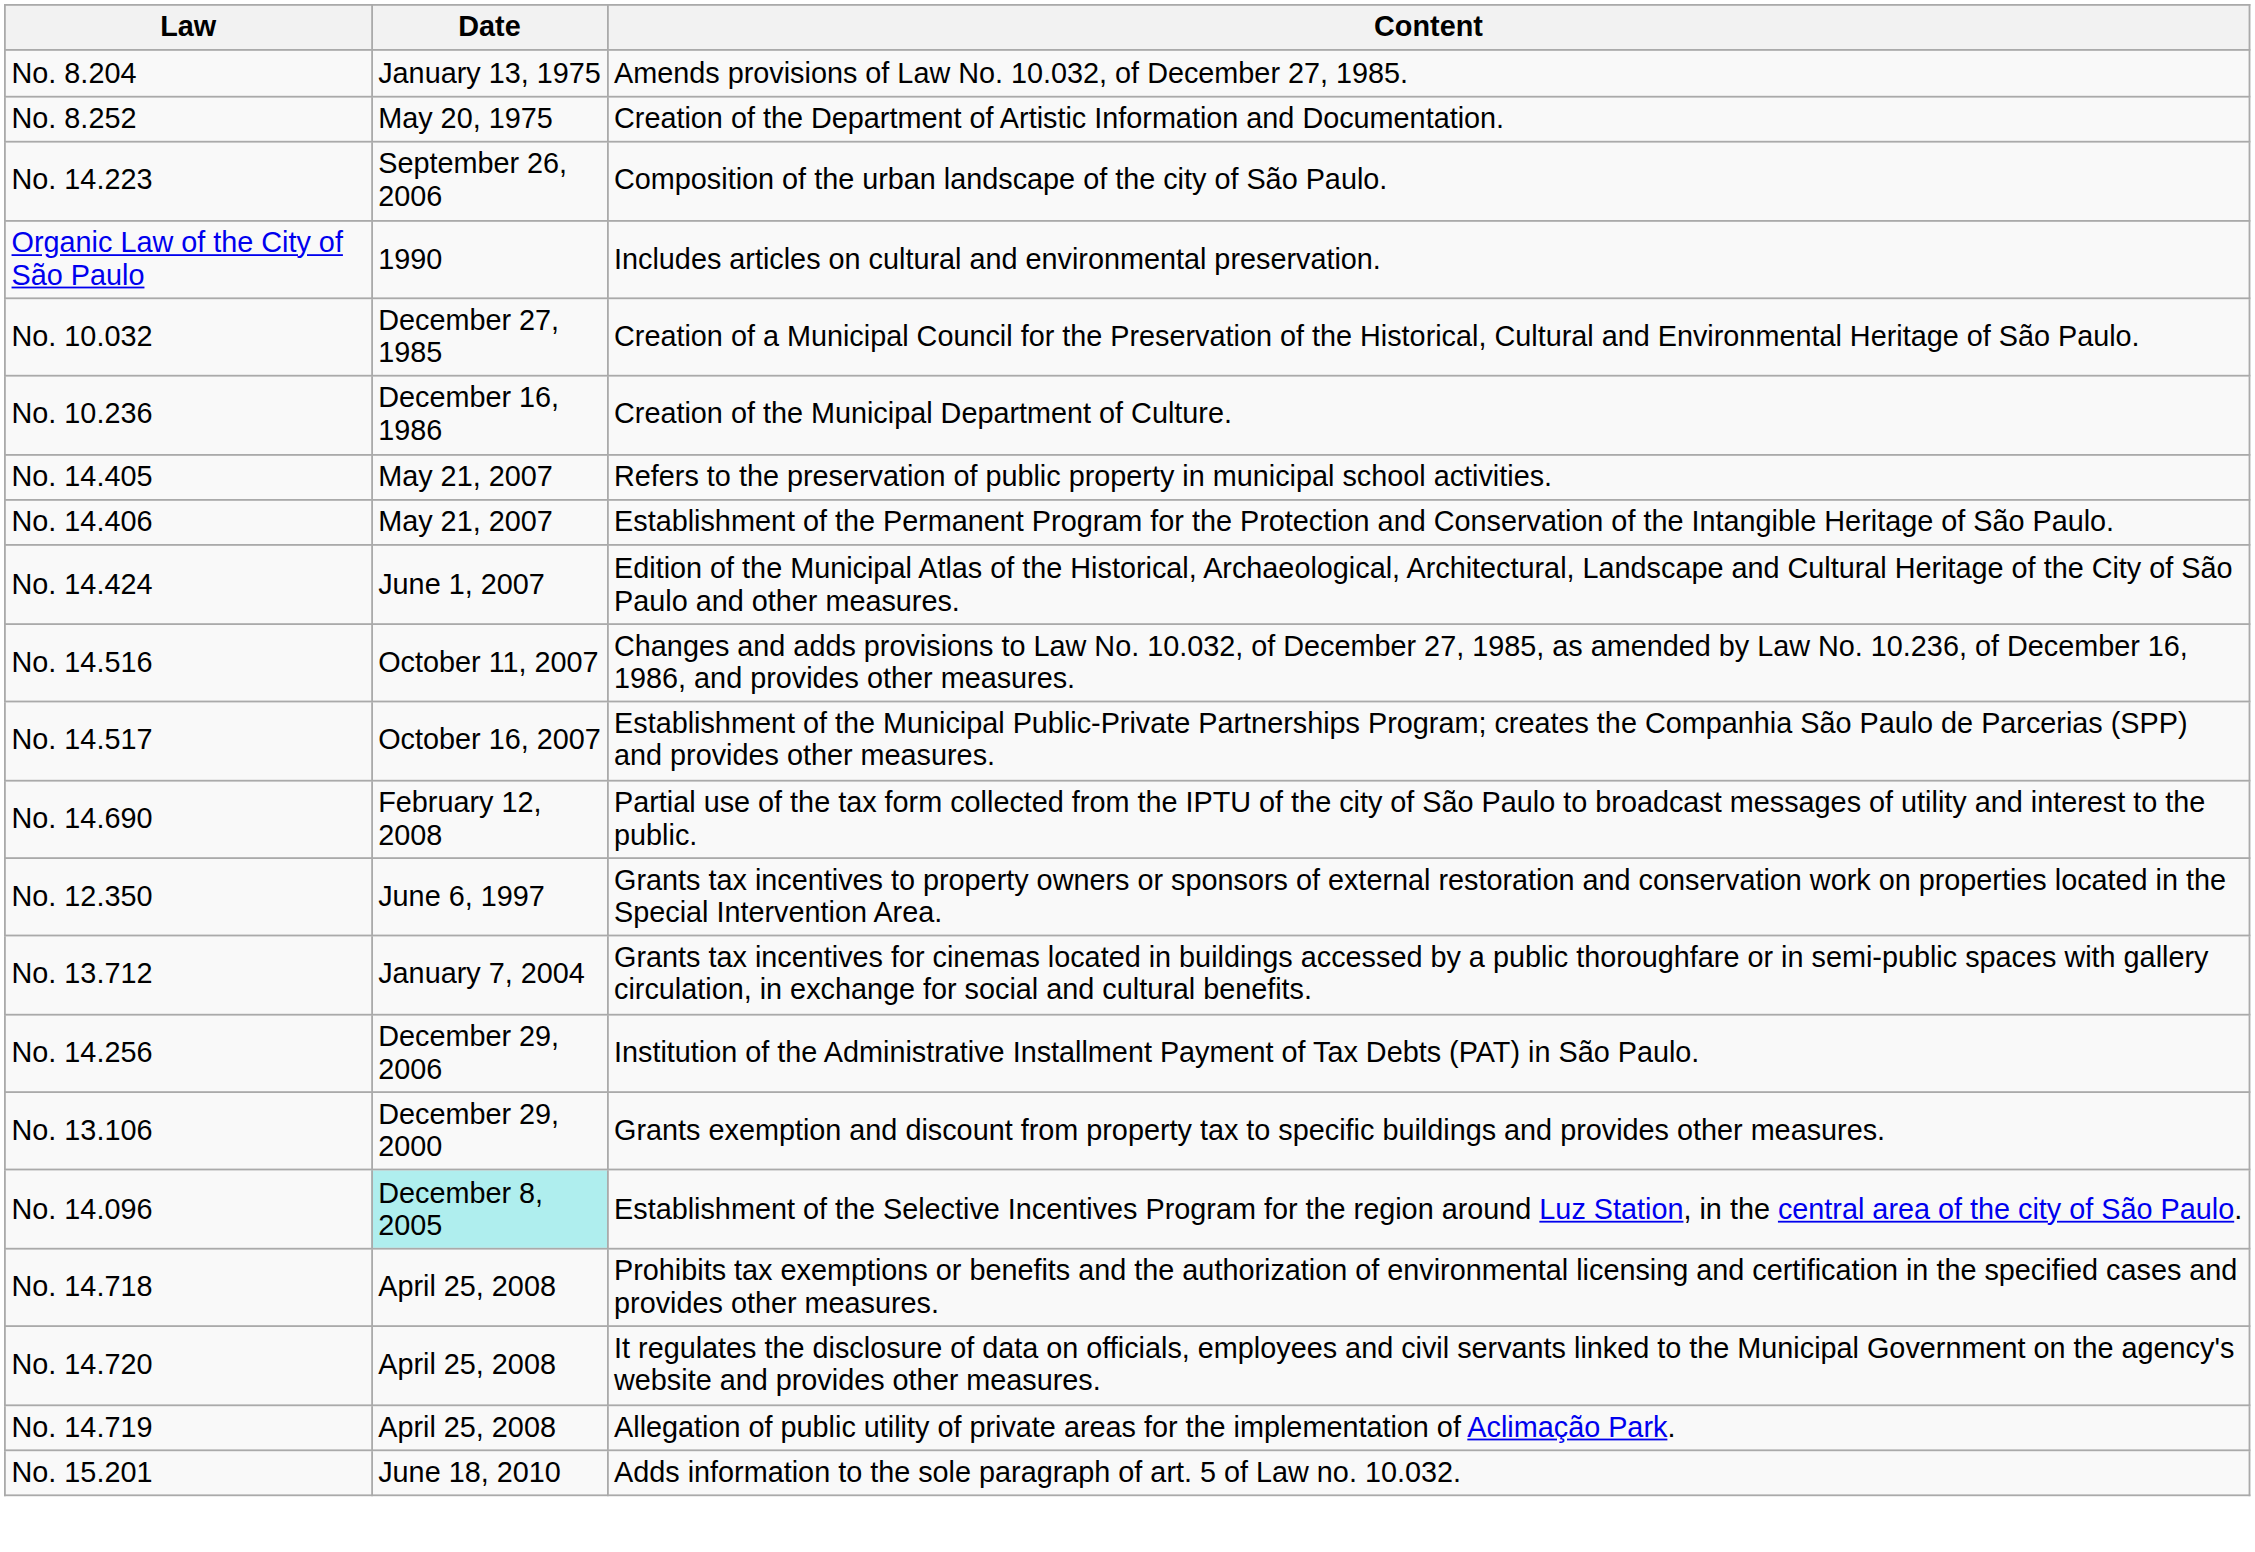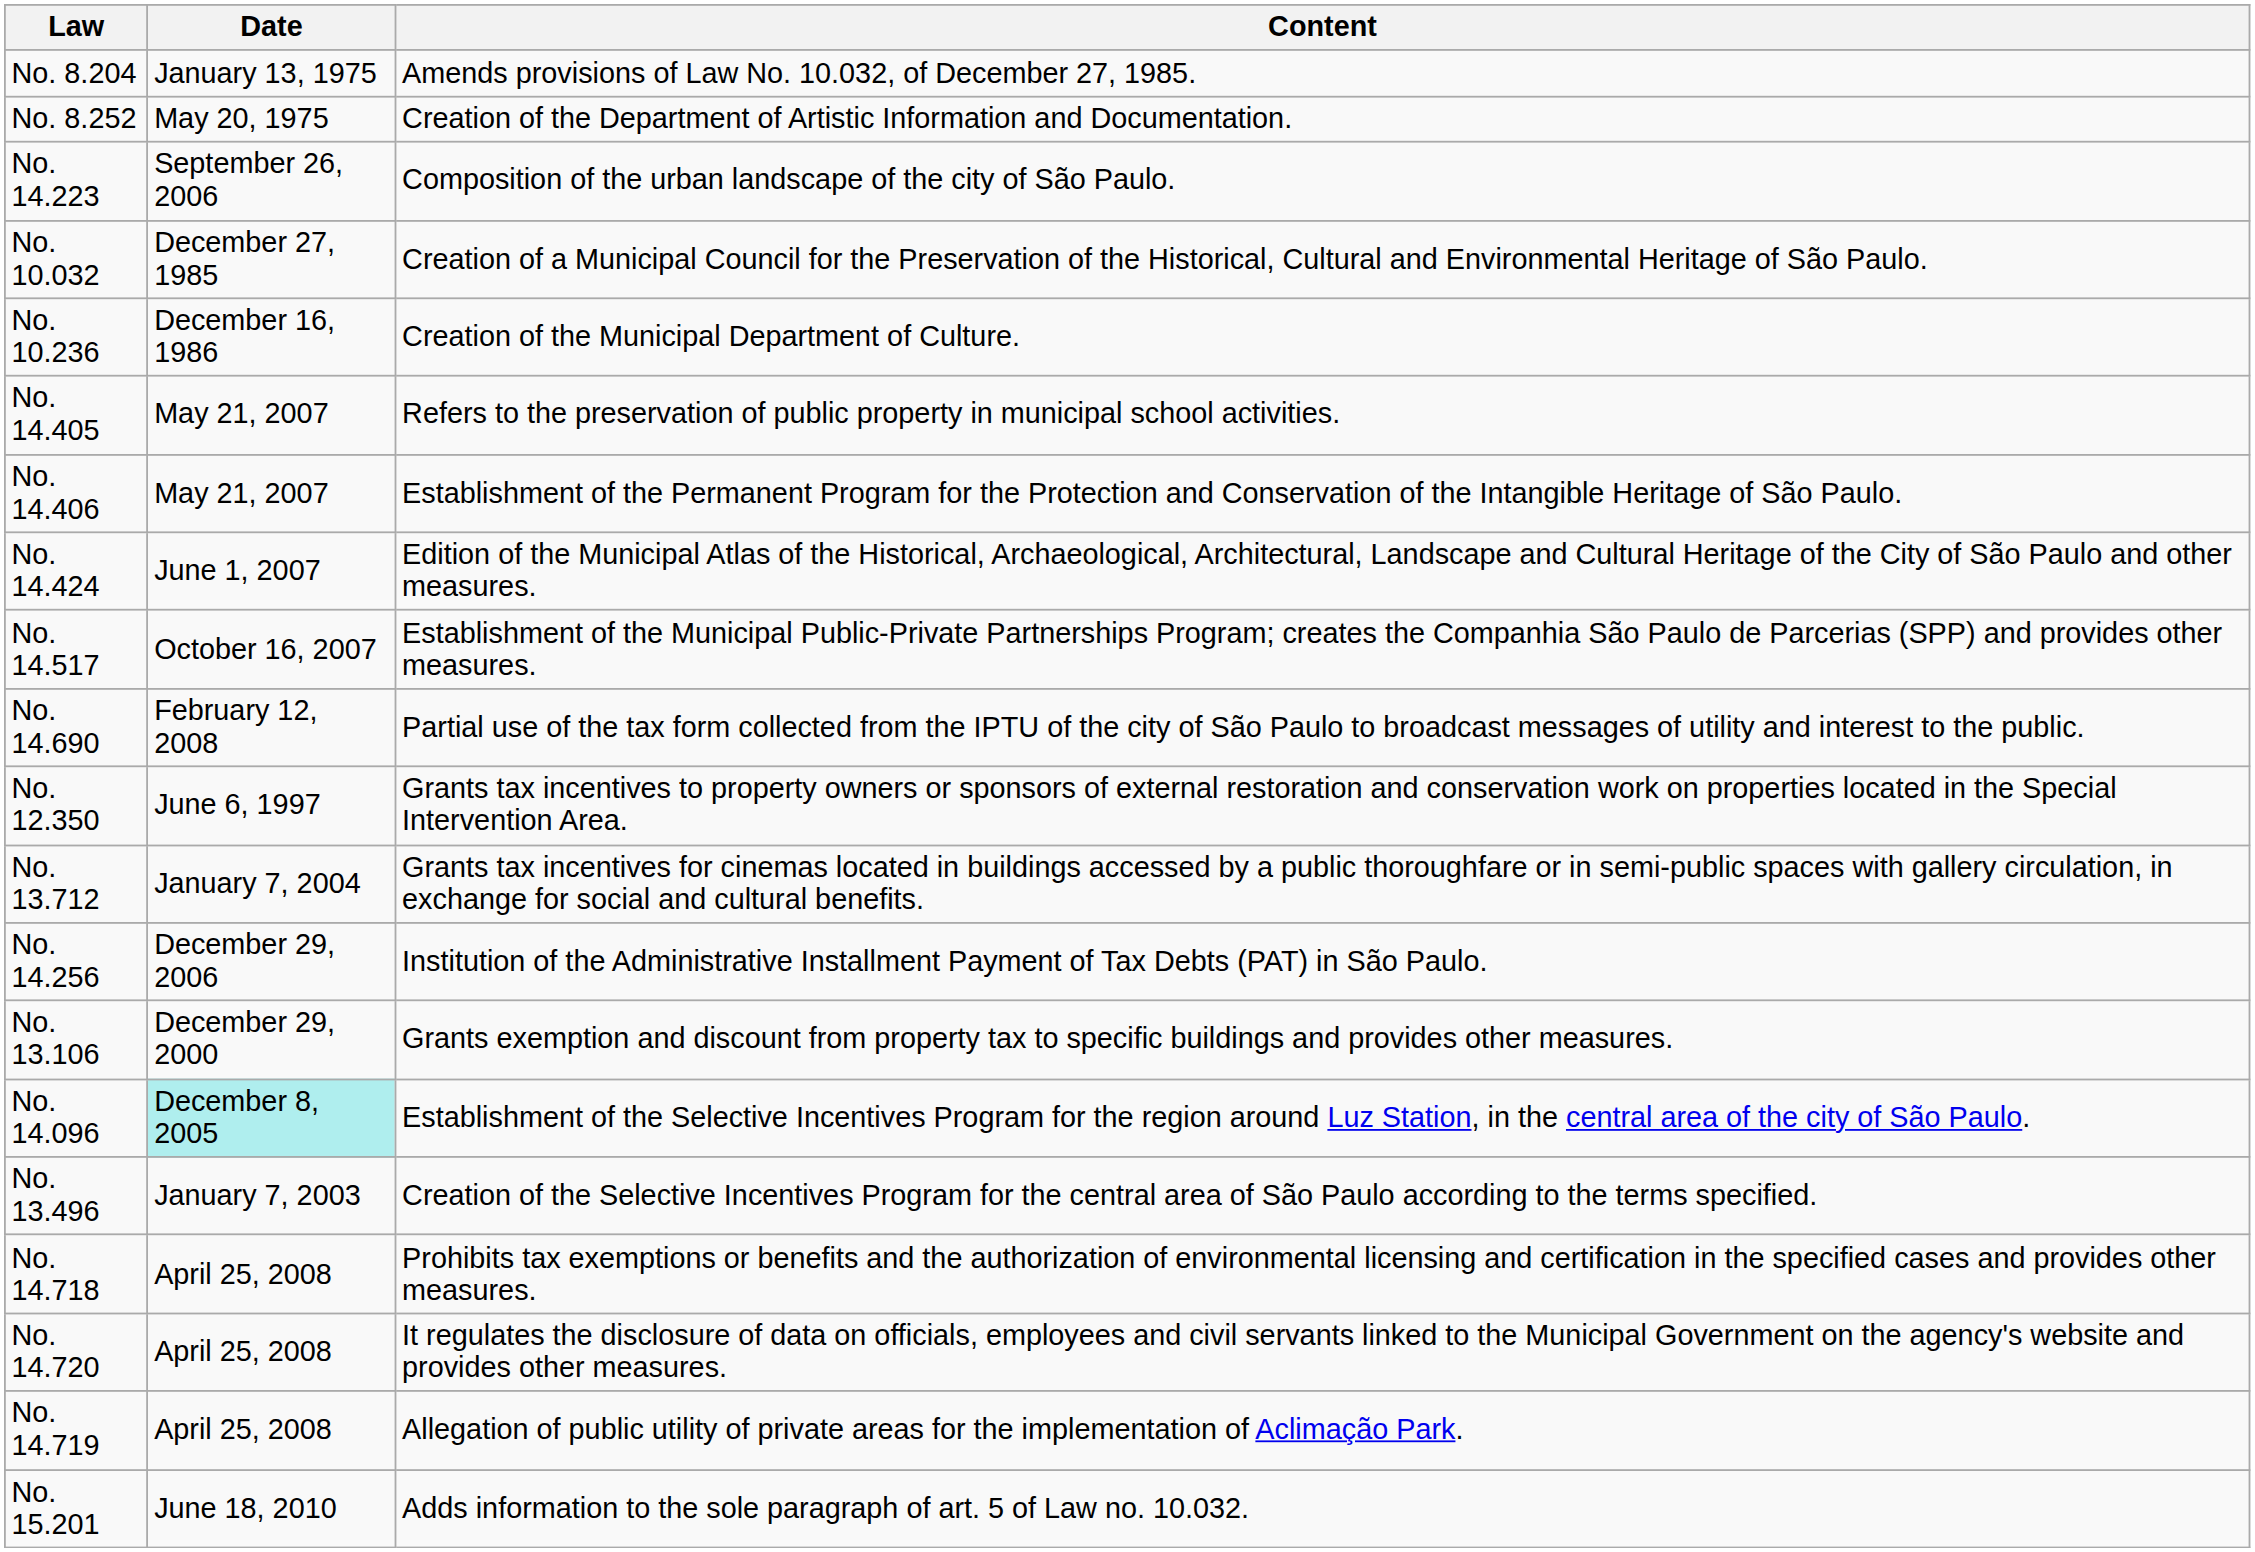- row: (177, 258)
- row: (82, 662)
+ row: (56, 1195)
